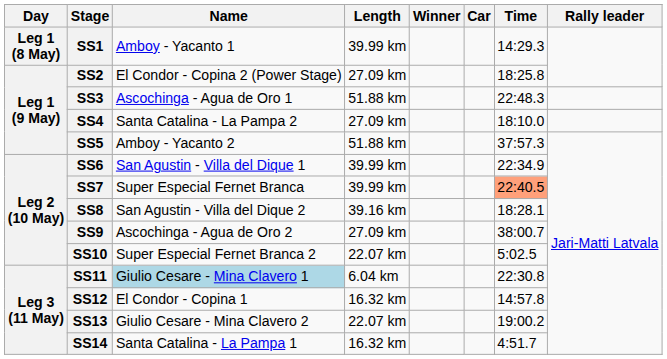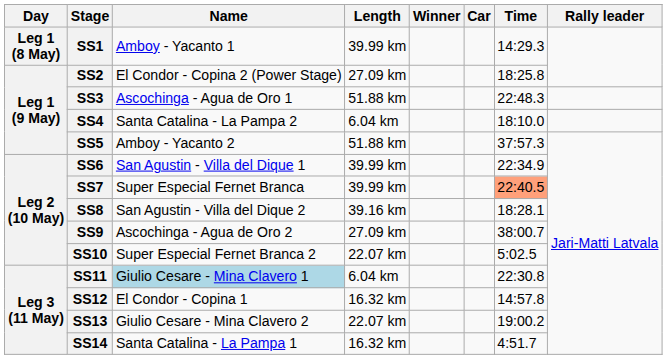(377, 121) 27.09 km -> (373, 121) 6.04 km
